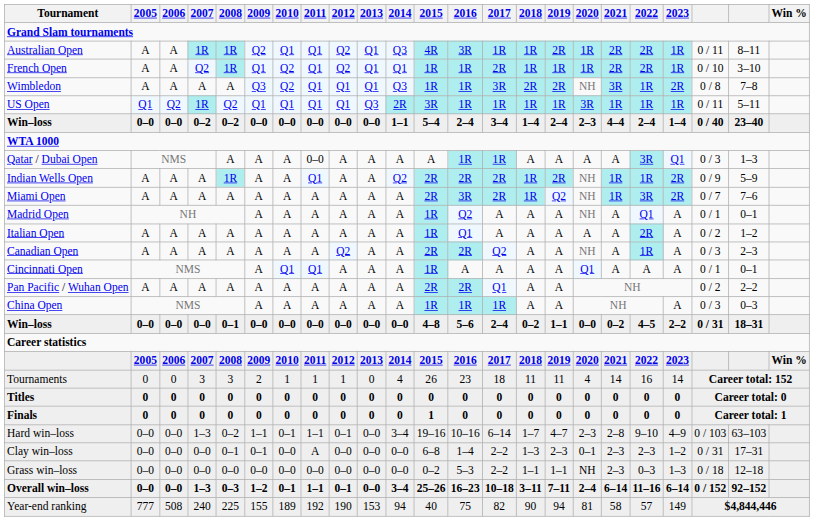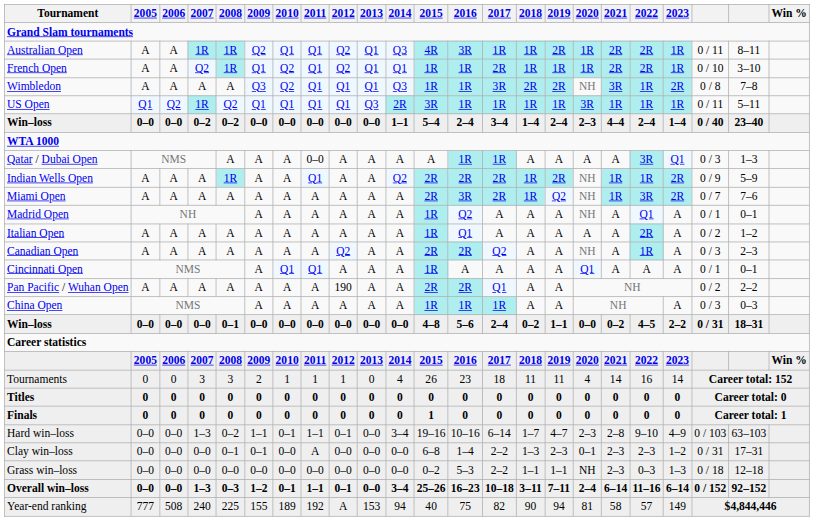(343, 287) A -> (343, 287) 190
(343, 506) 190 -> (343, 506) A
